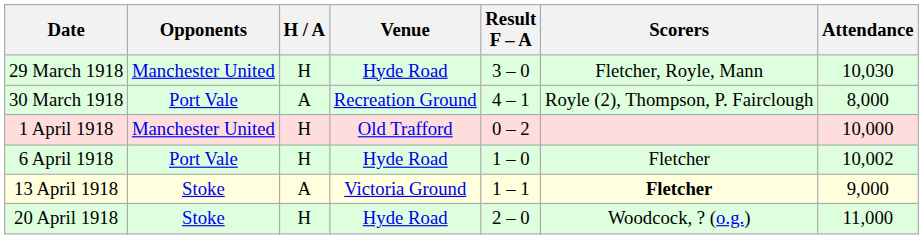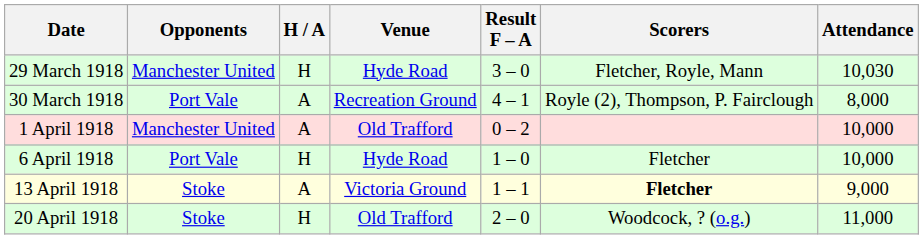(304, 129) H -> (304, 129) A
(868, 159) 10,002 -> (868, 159) 10,000
(405, 218) Hyde Road -> (405, 218) Old Trafford
